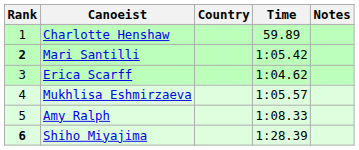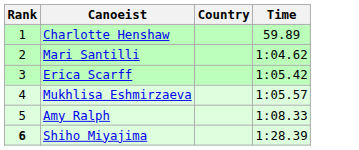- column: (332, 15)
(22, 55) bold -> (22, 55) normal
(282, 55) 1:05.42 -> (282, 55) 1:04.62
(282, 75) 1:04.62 -> (282, 75) 1:05.42
